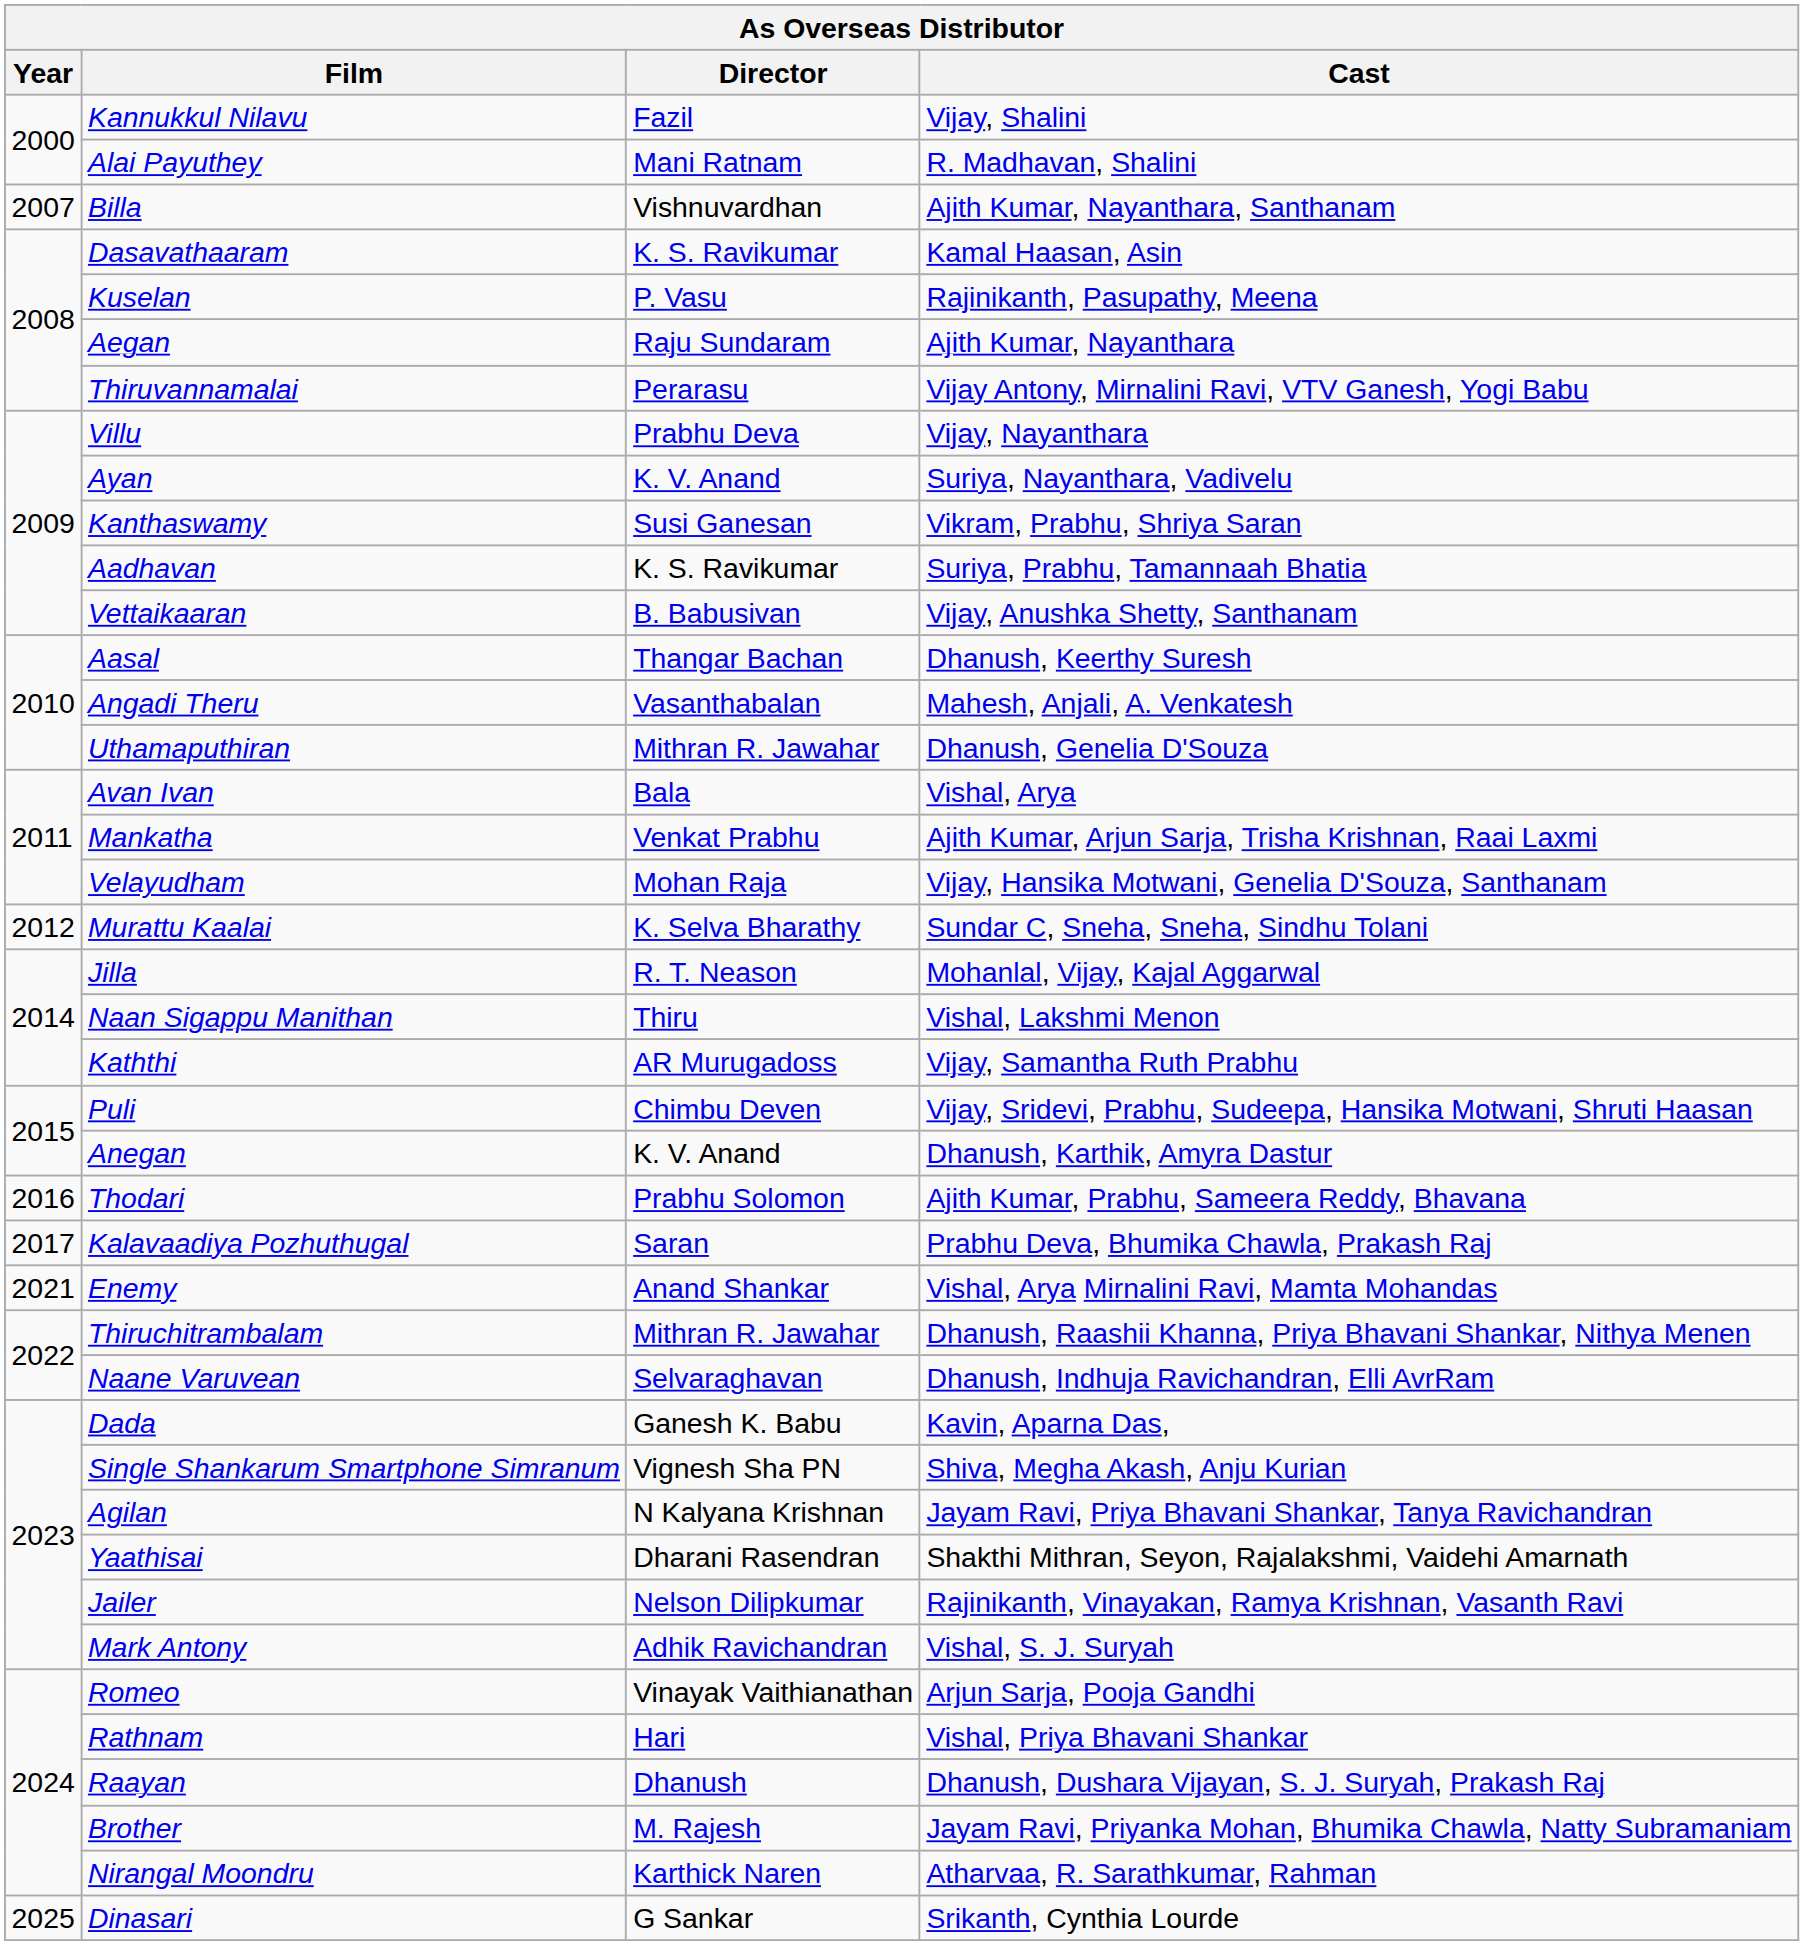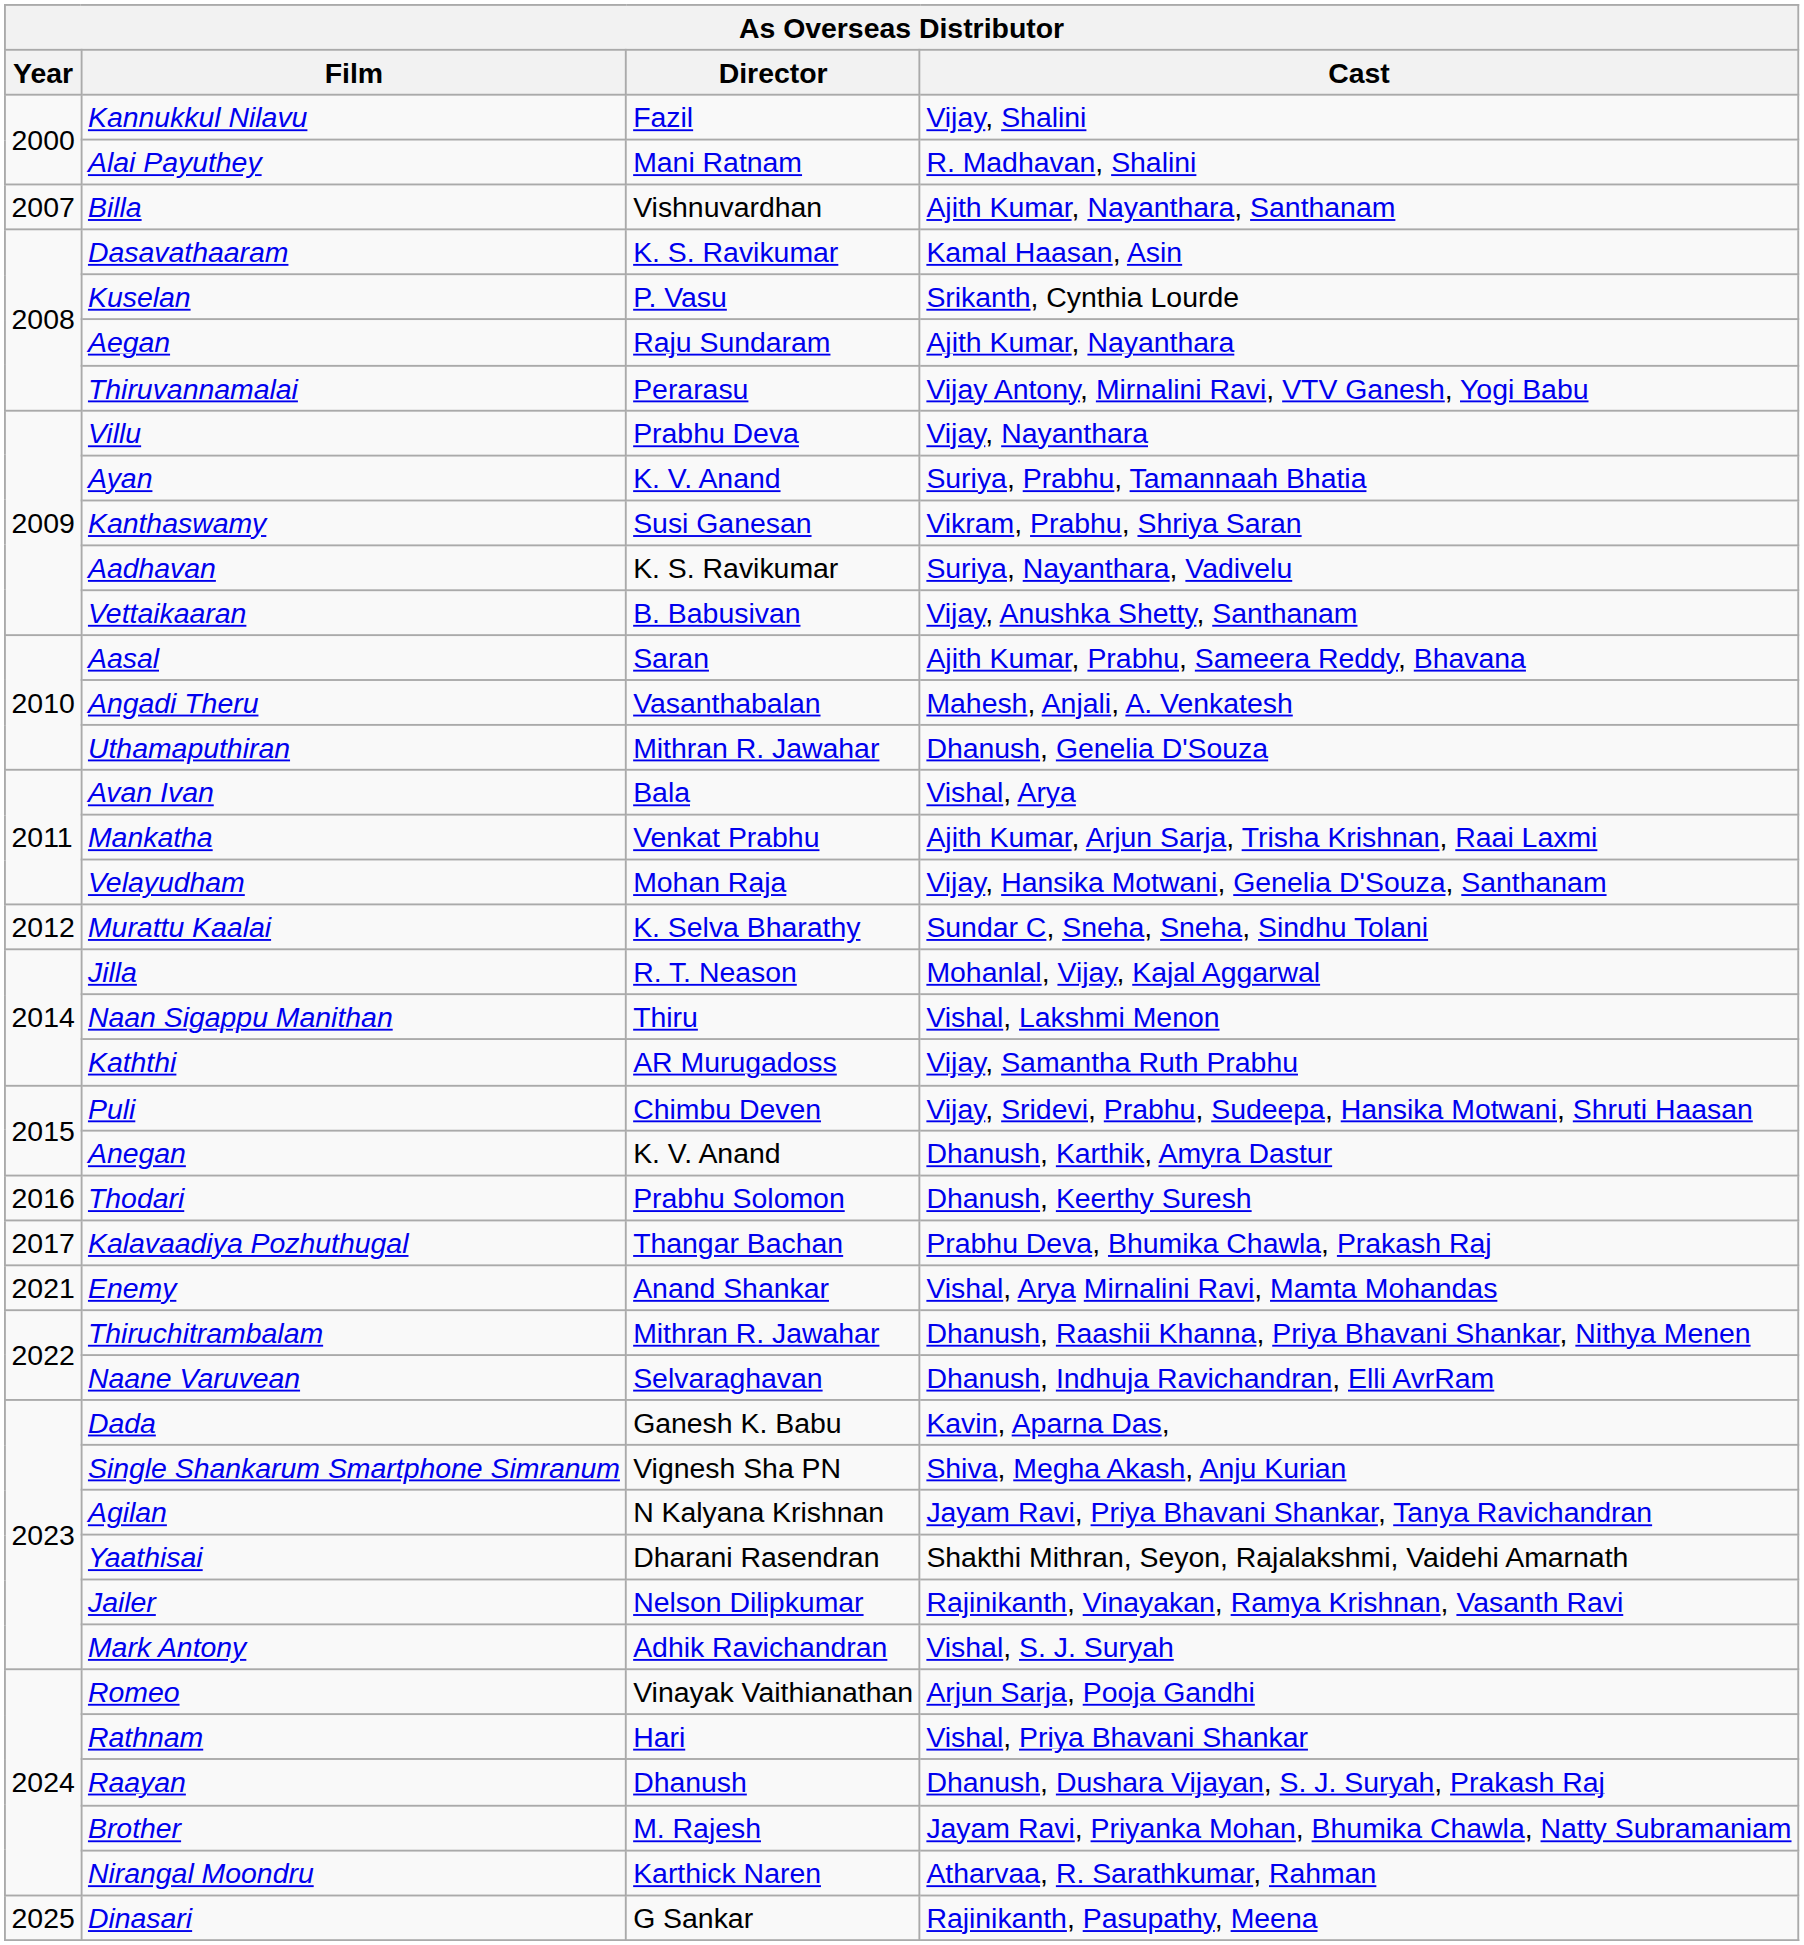(1122, 298) Rajinikanth, Pasupathy, Meena -> (1083, 298) Srikanth, Cynthia Lourde
(1109, 478) Suriya, Nayanthara, Vadivelu -> (1146, 478) Suriya, Prabhu, Tamannaah Bhatia
(1146, 568) Suriya, Prabhu, Tamannaah Bhatia -> (1109, 568) Suriya, Nayanthara, Vadivelu
(738, 658) Thangar Bachan -> (671, 658) Saran
(1089, 658) Dhanush, Keerthy Suresh -> (1226, 658) Ajith Kumar, Prabhu, Sameera Reddy, Bhavana
(1226, 1198) Ajith Kumar, Prabhu, Sameera Reddy, Bhavana -> (1089, 1198) Dhanush, Keerthy Suresh
(671, 1243) Saran -> (738, 1243) Thangar Bachan
(1083, 1917) Srikanth, Cynthia Lourde -> (1122, 1917) Rajinikanth, Pasupathy, Meena
